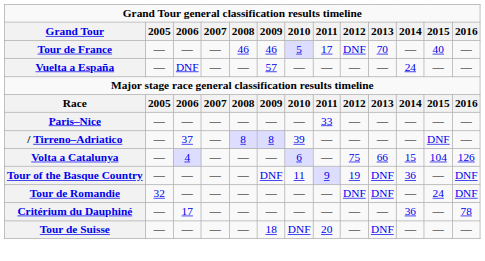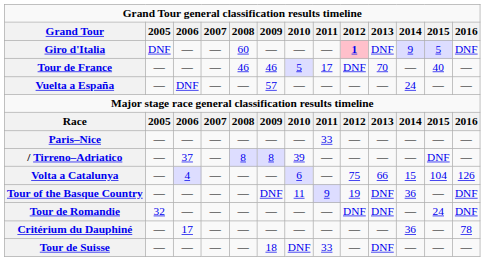+ row: (75, 49)
(327, 229) 20 -> (327, 247) 33
